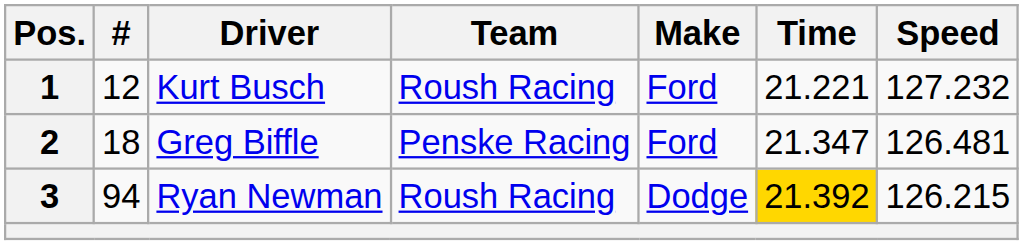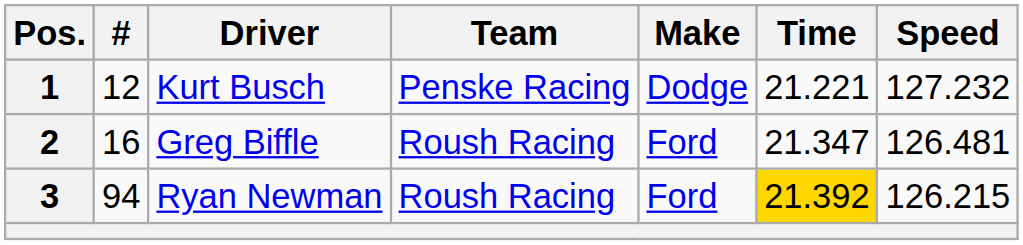(507, 87) Roush Racing -> (515, 87) Penske Racing
(682, 87) Ford -> (697, 87) Dodge
(121, 142) 18 -> (121, 142) 16
(515, 142) Penske Racing -> (507, 142) Roush Racing
(697, 196) Dodge -> (682, 196) Ford
